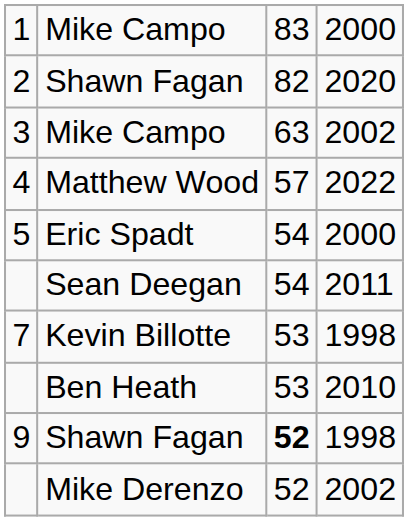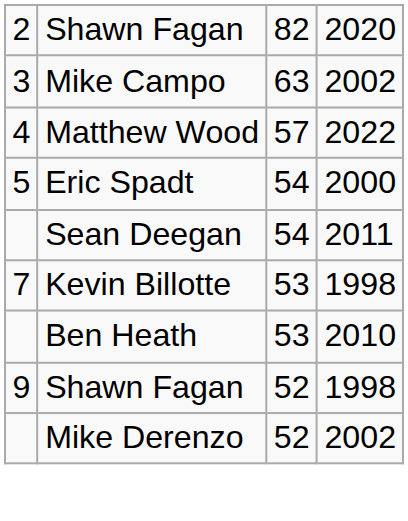- row: (21, 30)
(292, 438) bold -> (292, 387) normal
